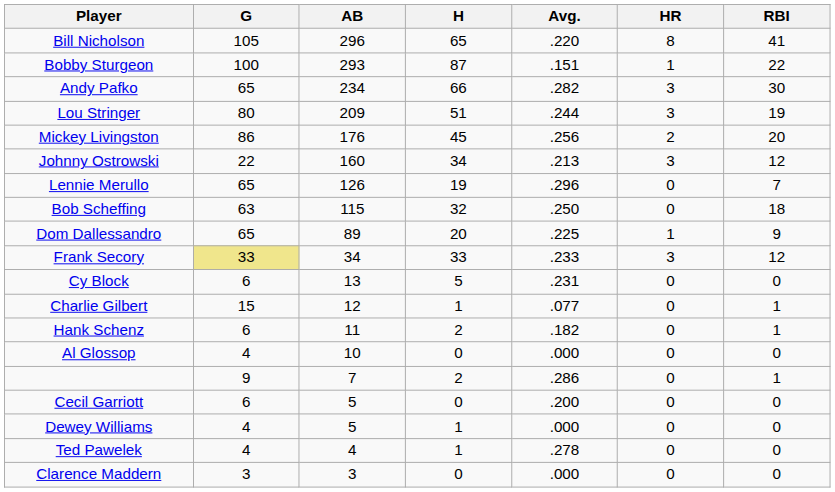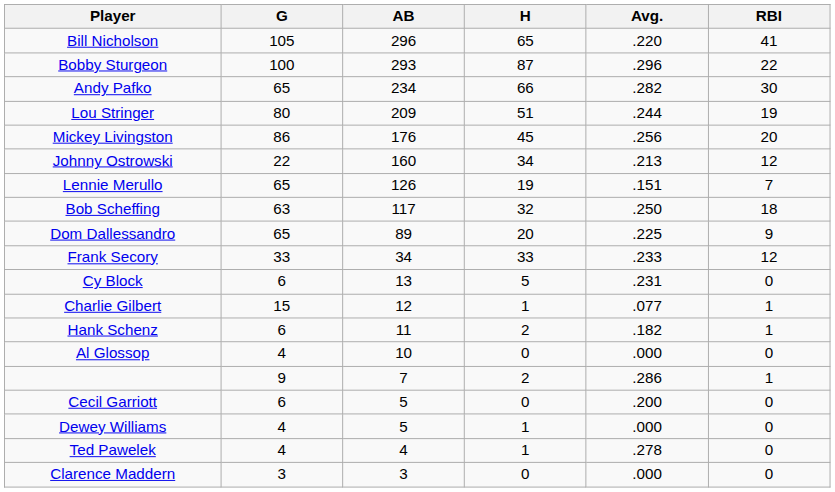- column: (671, 16)
(564, 64) .151 -> (647, 64) .296
(564, 185) .296 -> (647, 185) .151
(352, 209) 115 -> (404, 209) 117
(246, 257) khaki background -> (282, 257) no background
